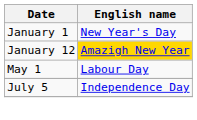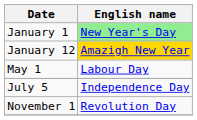(128, 32) no background -> (128, 32) lightgreen background
+ row: (41, 106)
